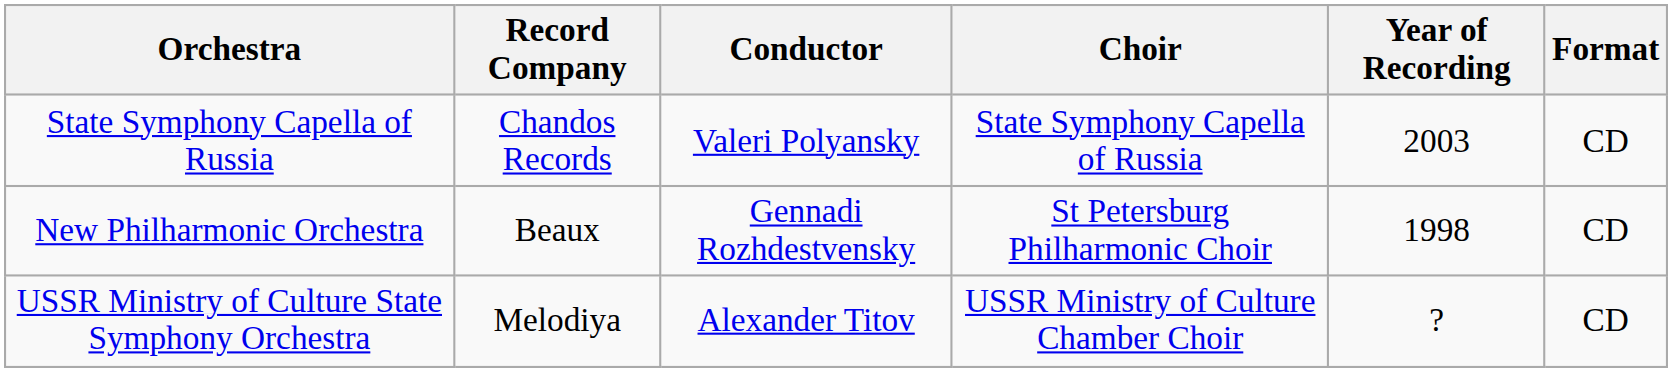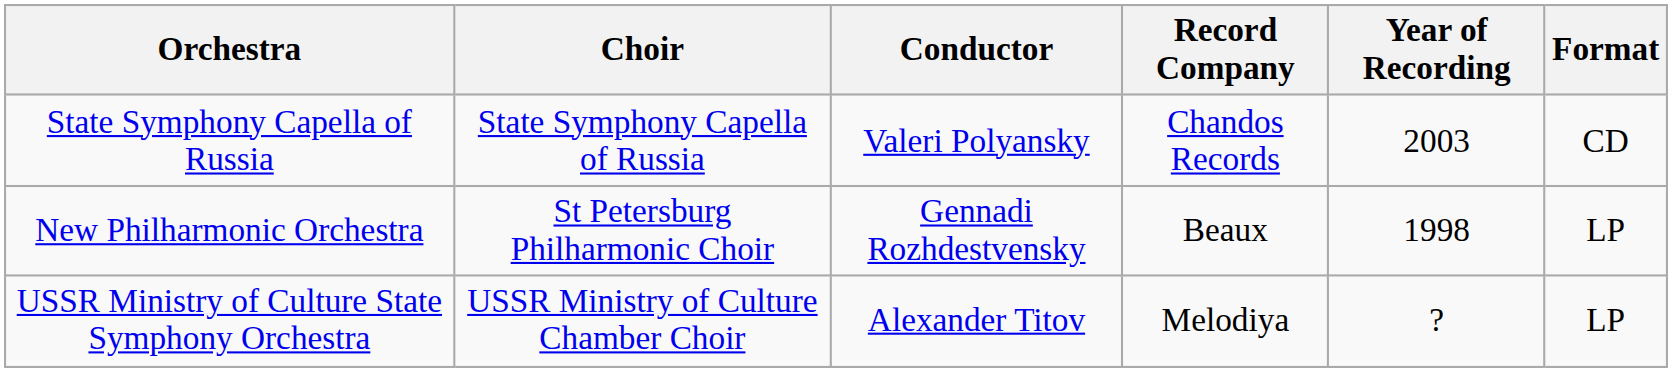columns swapped: (1140, 49) <-> (557, 49)
(1606, 230) CD -> (1606, 230) LP
(1606, 320) CD -> (1606, 320) LP
